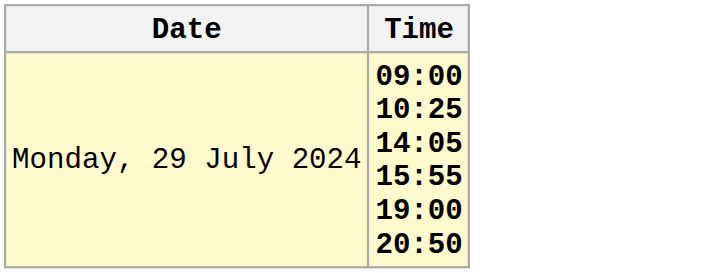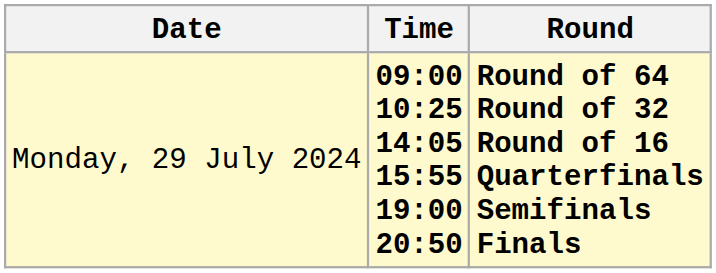+ column: (590, 29)
